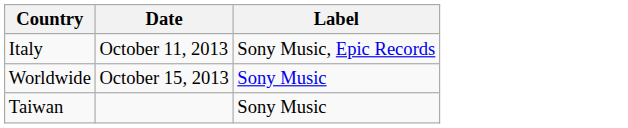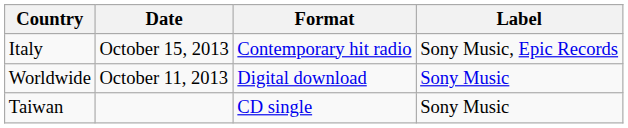+ column: (324, 19)
(164, 48) October 11, 2013 -> (164, 48) October 15, 2013
(164, 78) October 15, 2013 -> (164, 78) October 11, 2013
